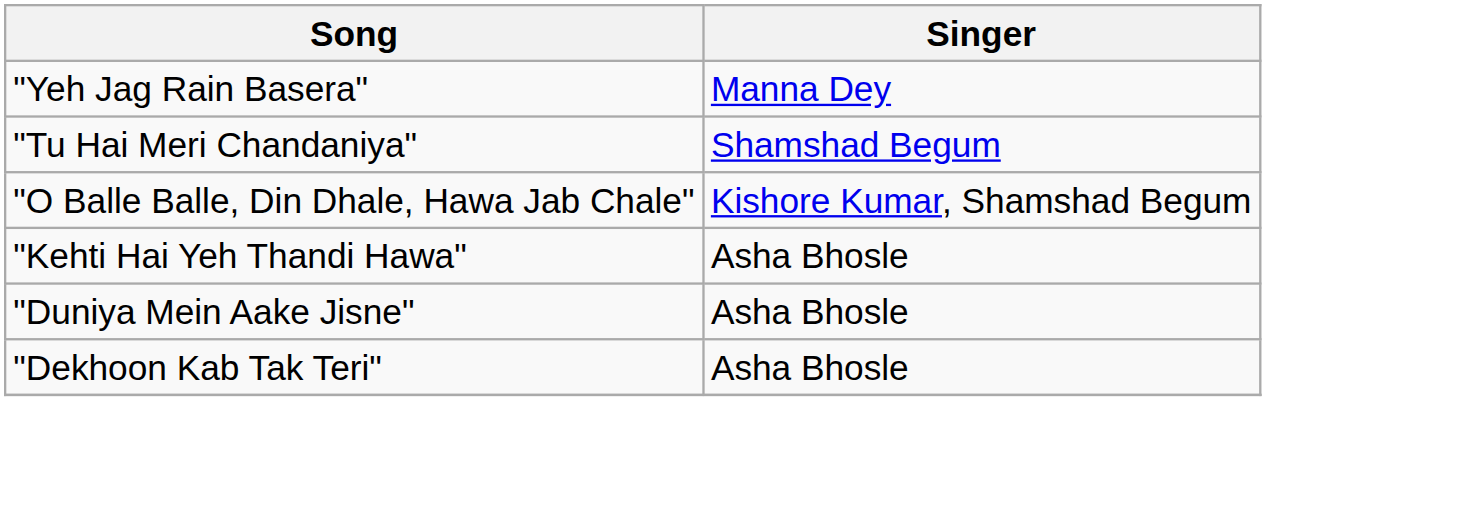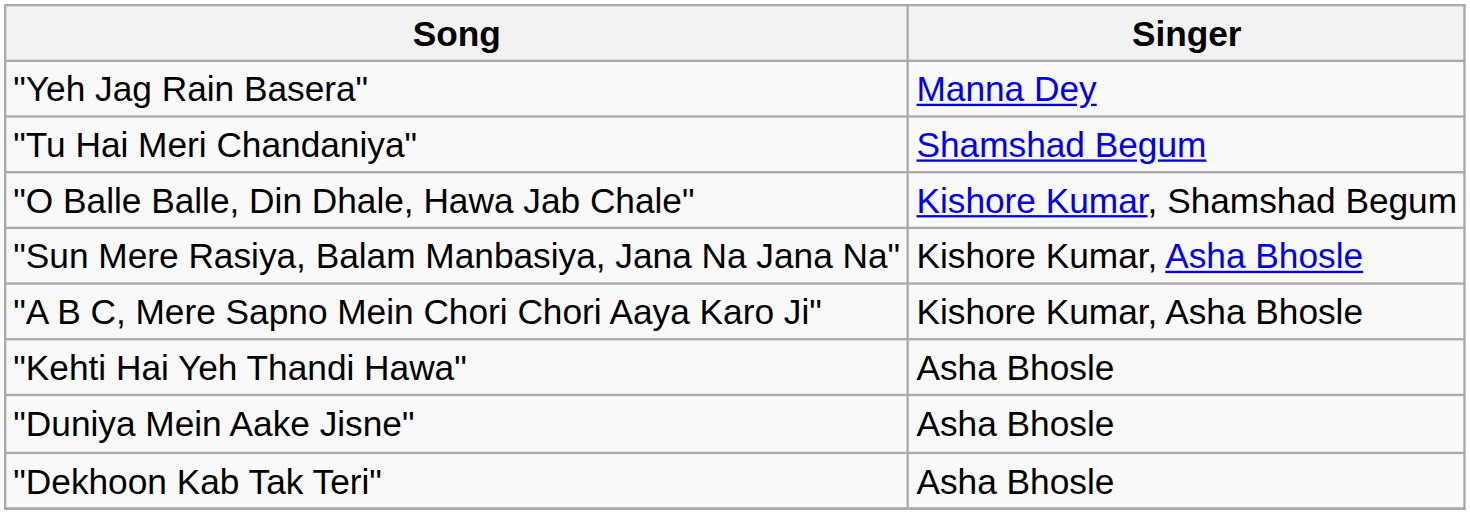+ row: (457, 257)
+ row: (418, 312)
